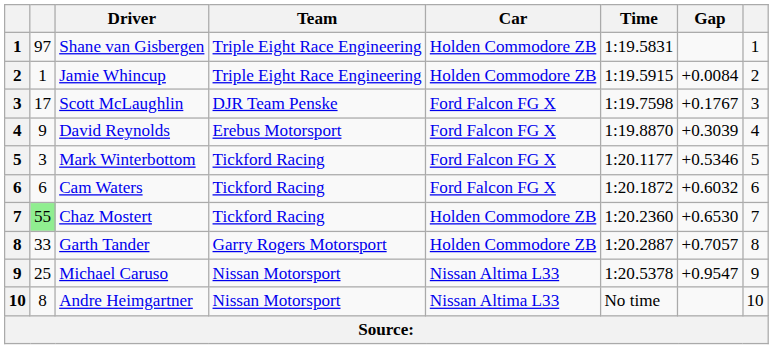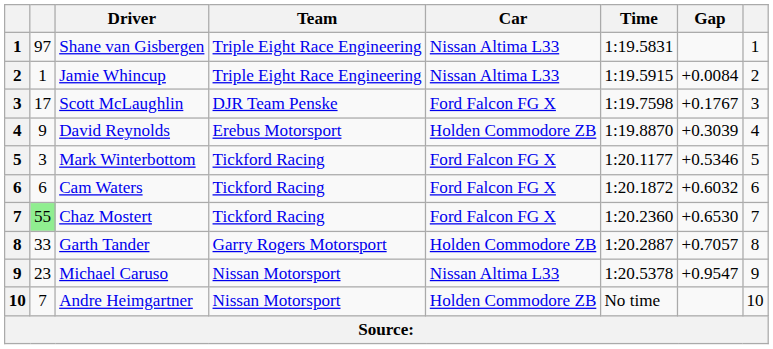(513, 46) Holden Commodore ZB -> (495, 46) Nissan Altima L33
(513, 74) Holden Commodore ZB -> (495, 74) Nissan Altima L33
(493, 131) Ford Falcon FG X -> (513, 131) Holden Commodore ZB
(513, 216) Holden Commodore ZB -> (493, 216) Ford Falcon FG X
(42, 272) 25 -> (42, 272) 23
(42, 300) 8 -> (42, 300) 7
(495, 300) Nissan Altima L33 -> (513, 300) Holden Commodore ZB
